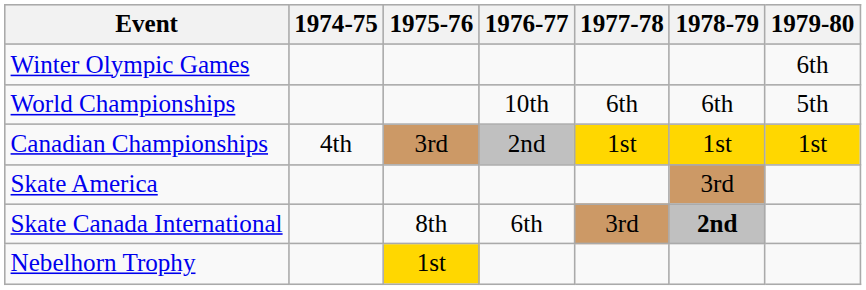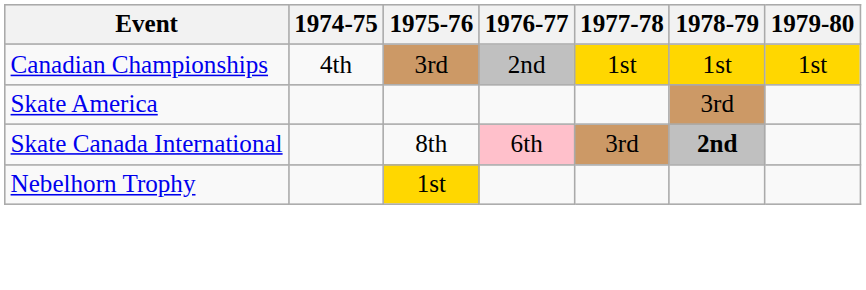- row: (130, 64)
- row: (123, 104)
(527, 223) no background -> (527, 143) pink background
